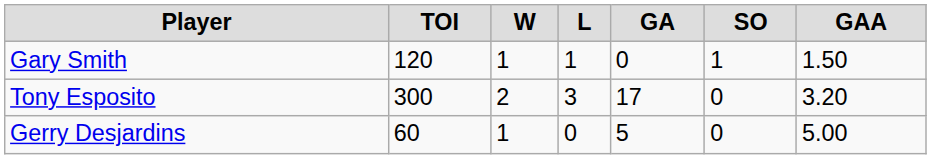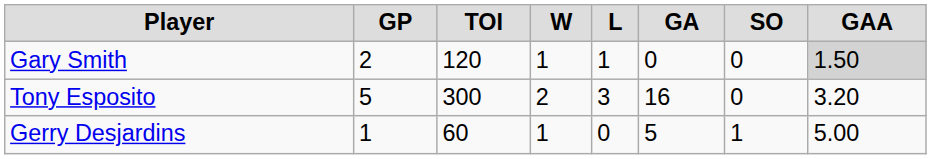+ column: (395, 23)
(717, 60) 1 -> (737, 60) 0
(825, 60) no background -> (836, 60) lightgrey background
(629, 97) 17 -> (657, 97) 16
(717, 134) 0 -> (737, 134) 1
